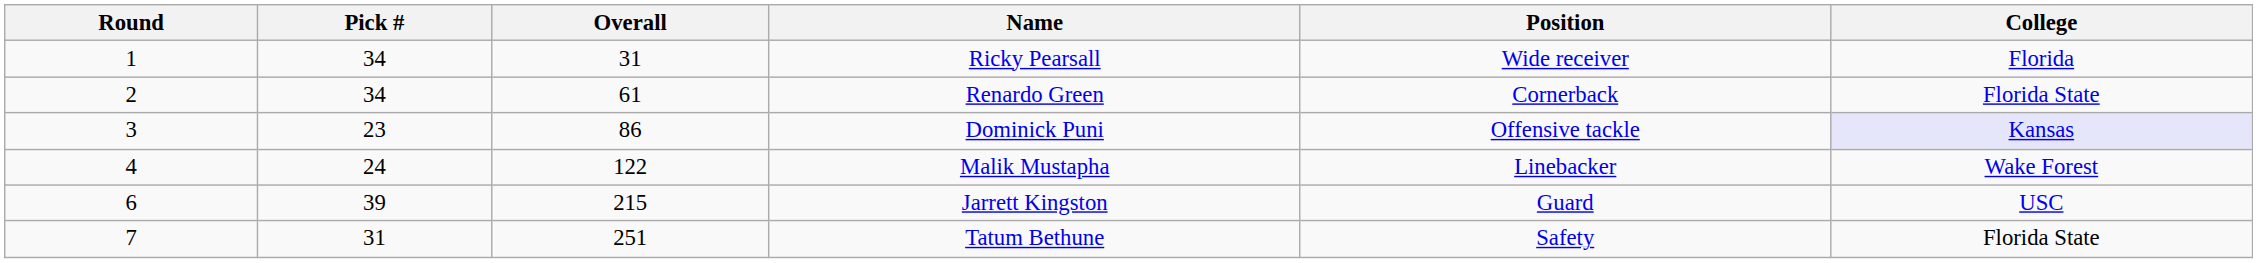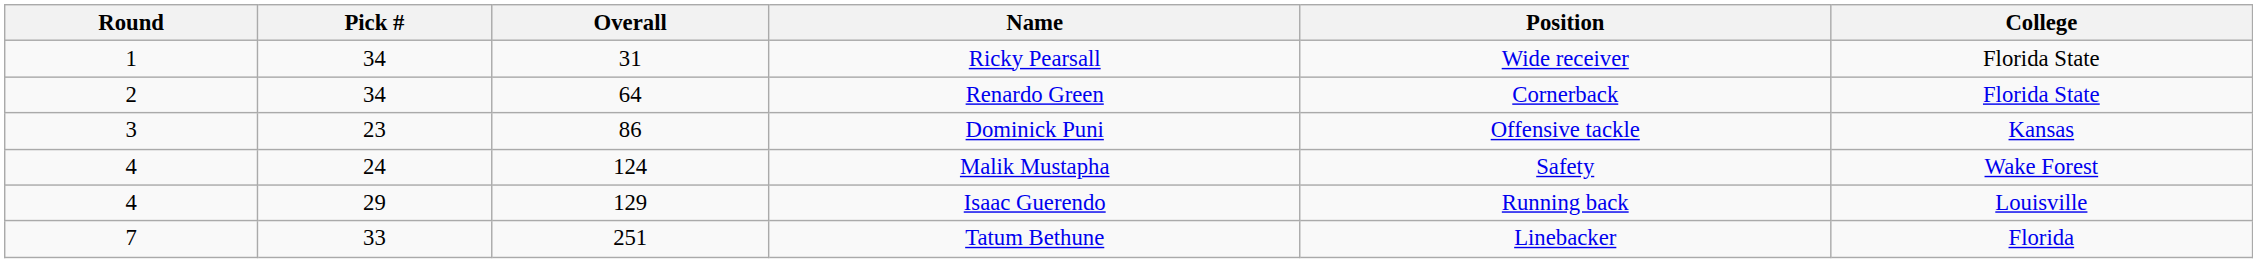(2041, 58) Florida -> (2041, 58) Florida State
(630, 94) 61 -> (630, 94) 64
(2041, 130) lavender background -> (2041, 130) no background
(630, 166) 122 -> (630, 166) 124
(1565, 166) Linebacker -> (1565, 166) Safety
+ row: (1035, 202)
- row: (1035, 202)
(374, 238) 31 -> (374, 238) 33
(1565, 238) Safety -> (1565, 238) Linebacker
(2041, 238) Florida State -> (2041, 238) Florida
